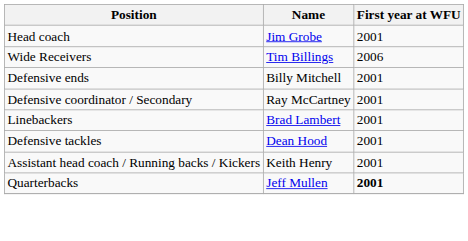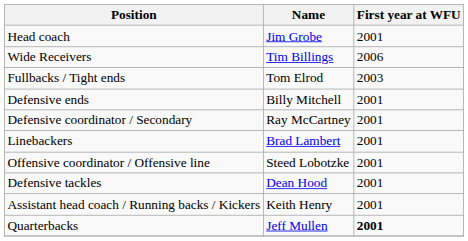+ row: (66, 78)
+ row: (109, 162)
